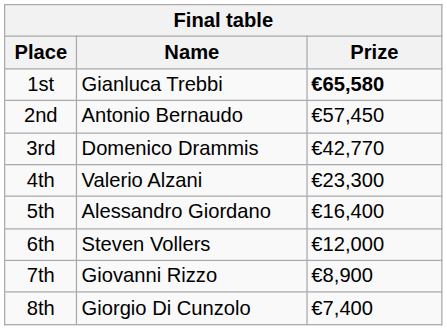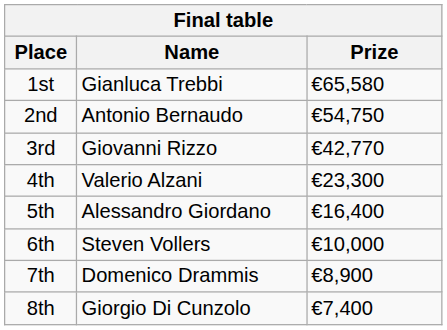(348, 84) bold -> (348, 84) normal
(348, 116) €57,450 -> (348, 116) €54,750
(170, 148) Domenico Drammis -> (149, 148) Giovanni Rizzo
(348, 244) €12,000 -> (348, 244) €10,000
(149, 276) Giovanni Rizzo -> (170, 276) Domenico Drammis
